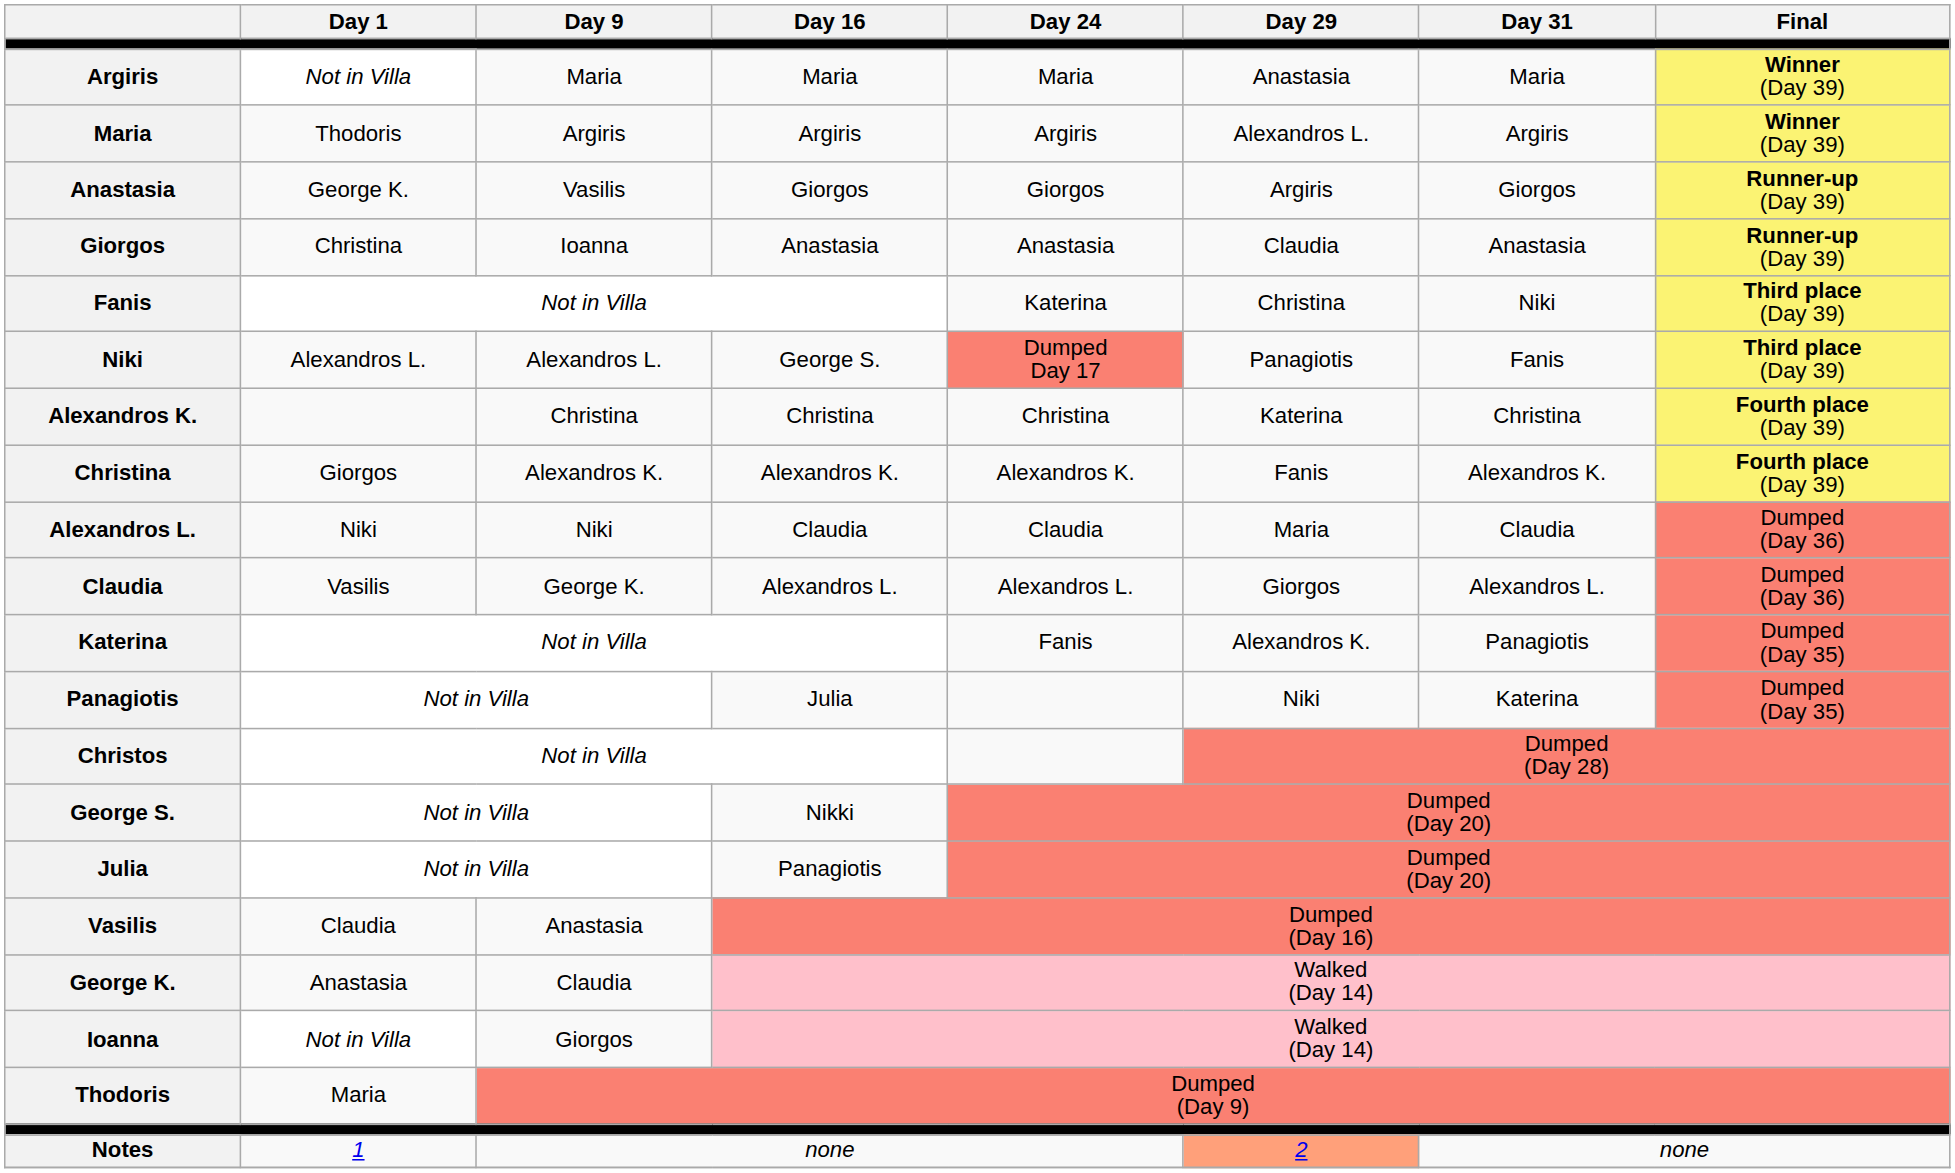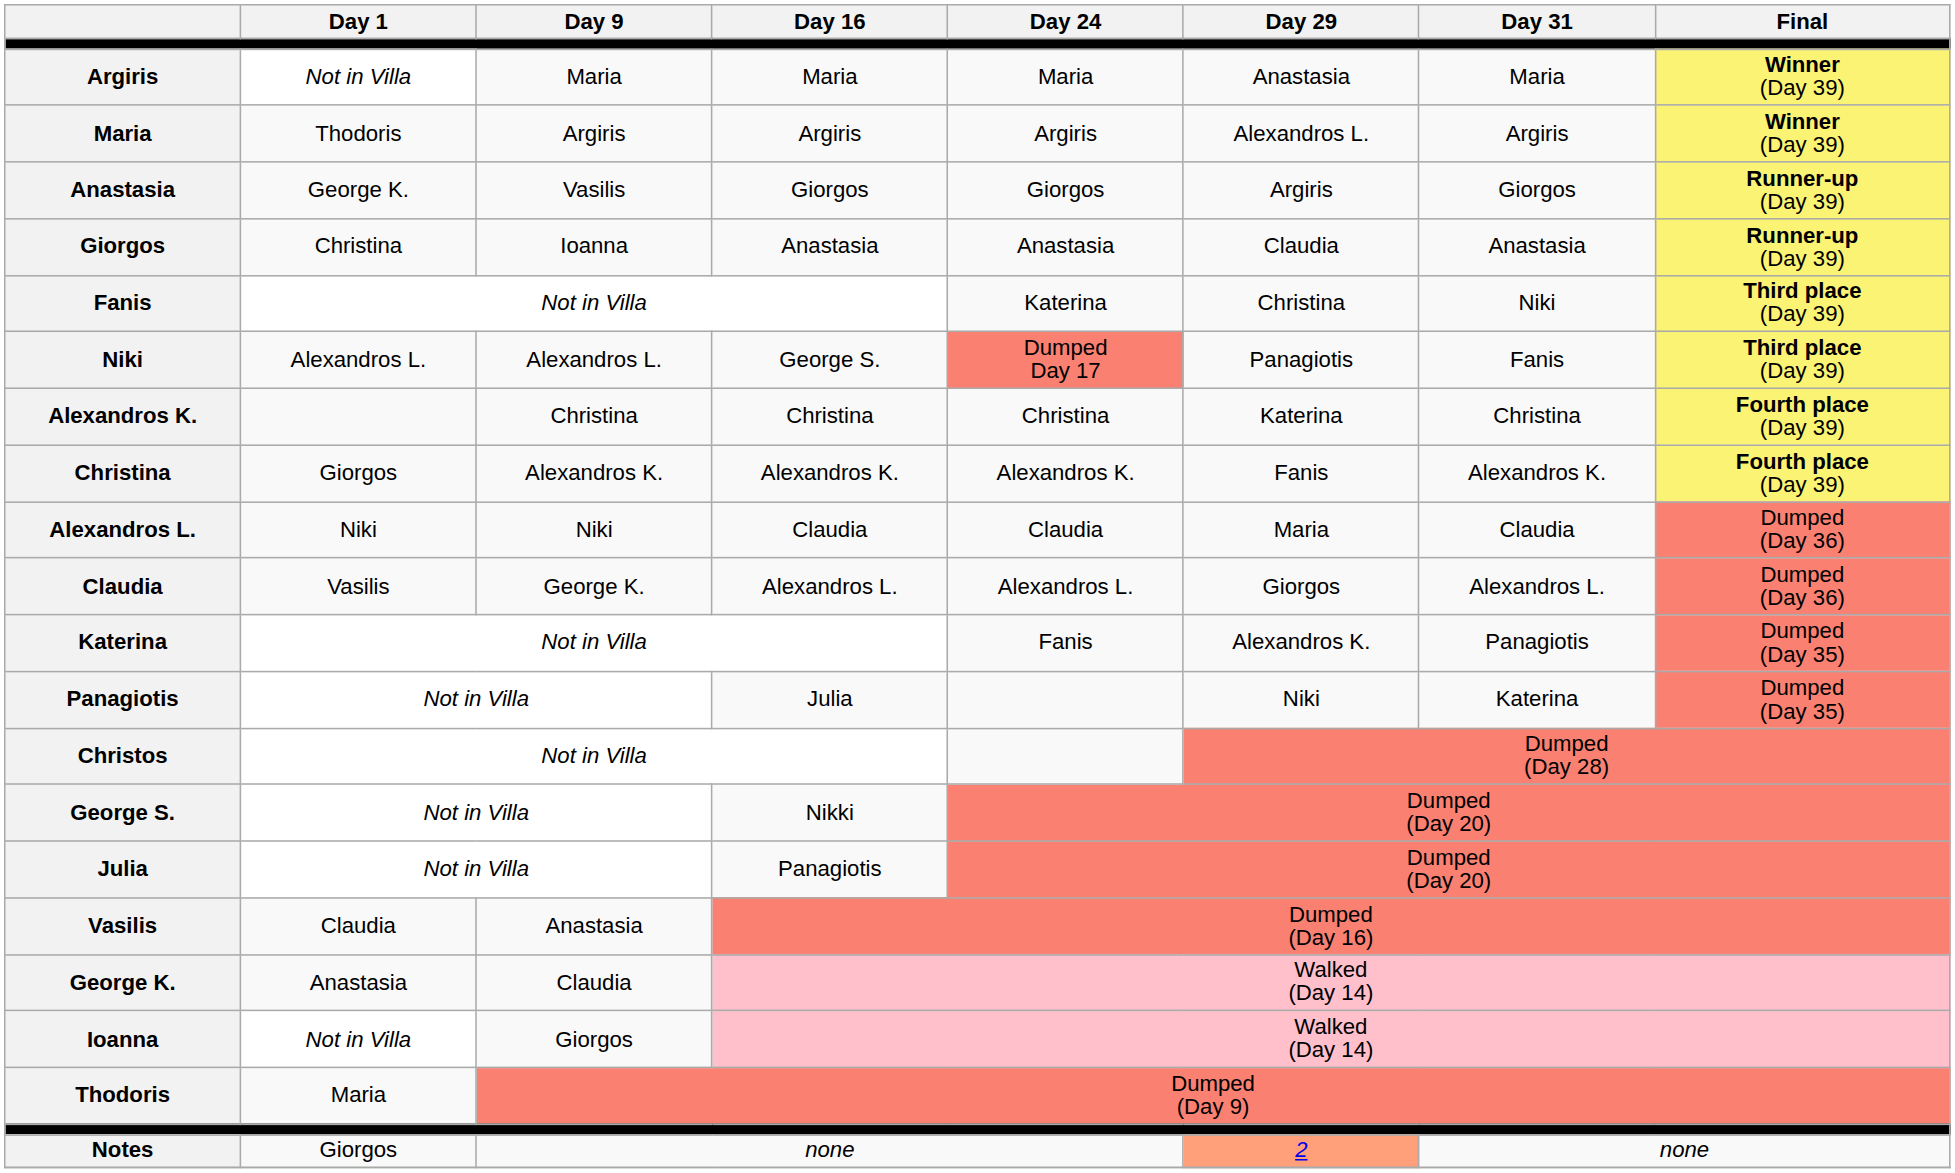(358, 1151) 1 -> (358, 1151) Giorgos
